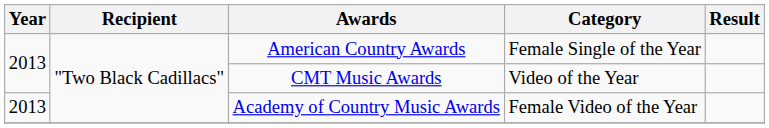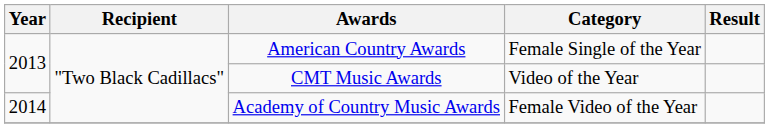(27, 107) 2013 -> (27, 107) 2014
